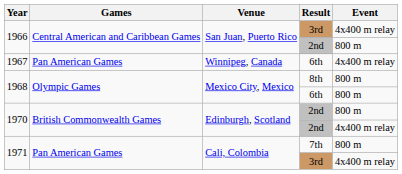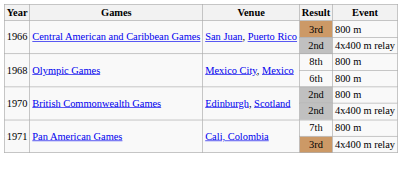(365, 29) 4x400 m relay -> (348, 29) 800 m
(348, 45) 800 m -> (365, 45) 4x400 m relay
- row: (17, 62)
